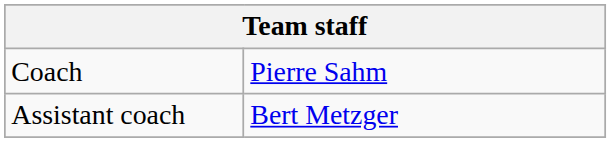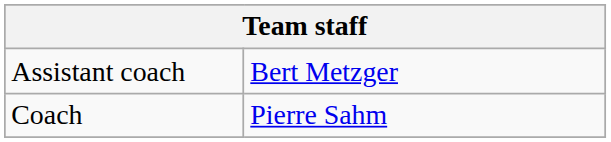rows swapped: (47, 70) <-> (98, 114)
